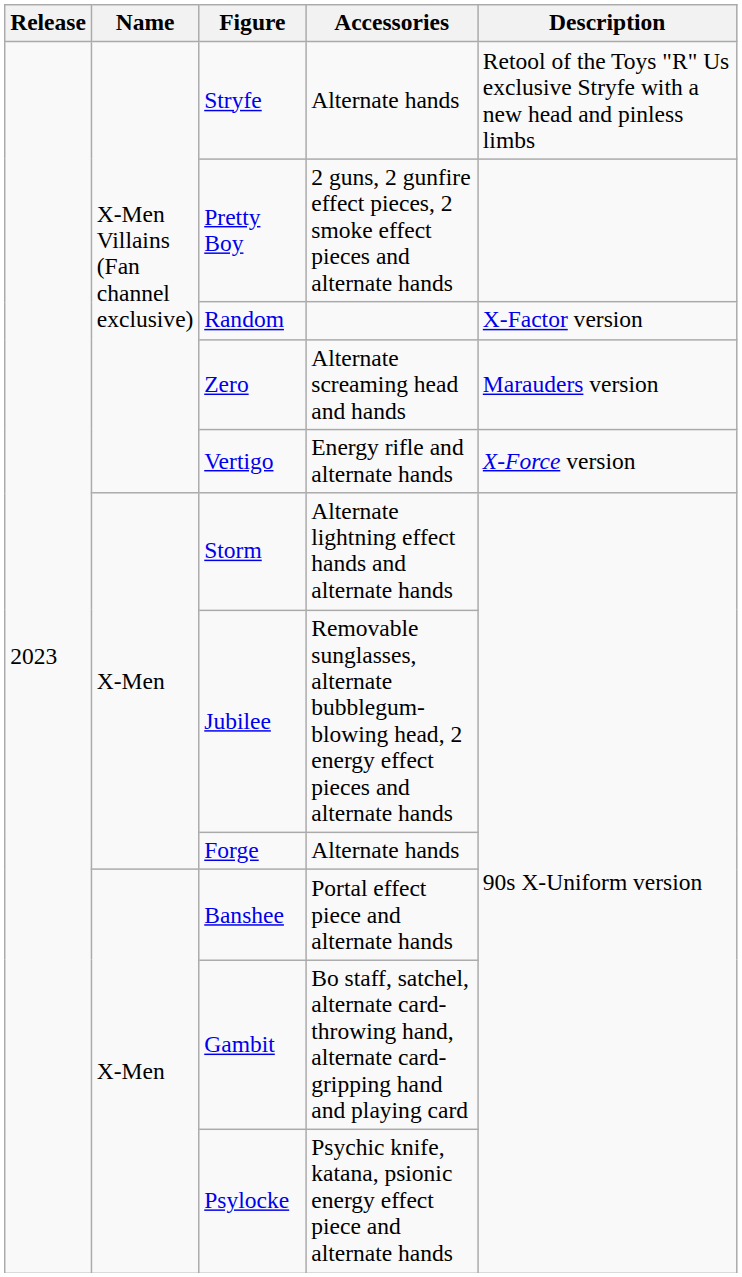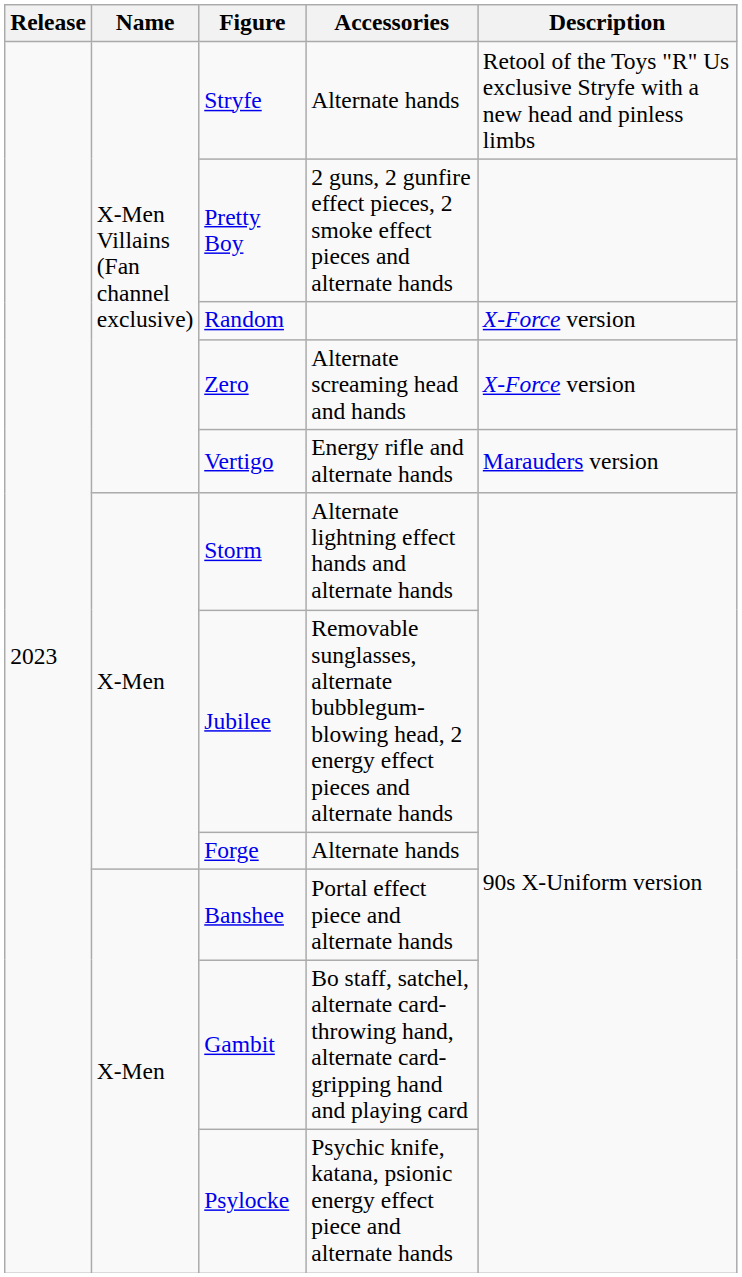(563, 320) X-Factor version -> (559, 320) X-Force version
(571, 384) Marauders version -> (559, 384) X-Force version
(559, 461) X-Force version -> (571, 461) Marauders version
